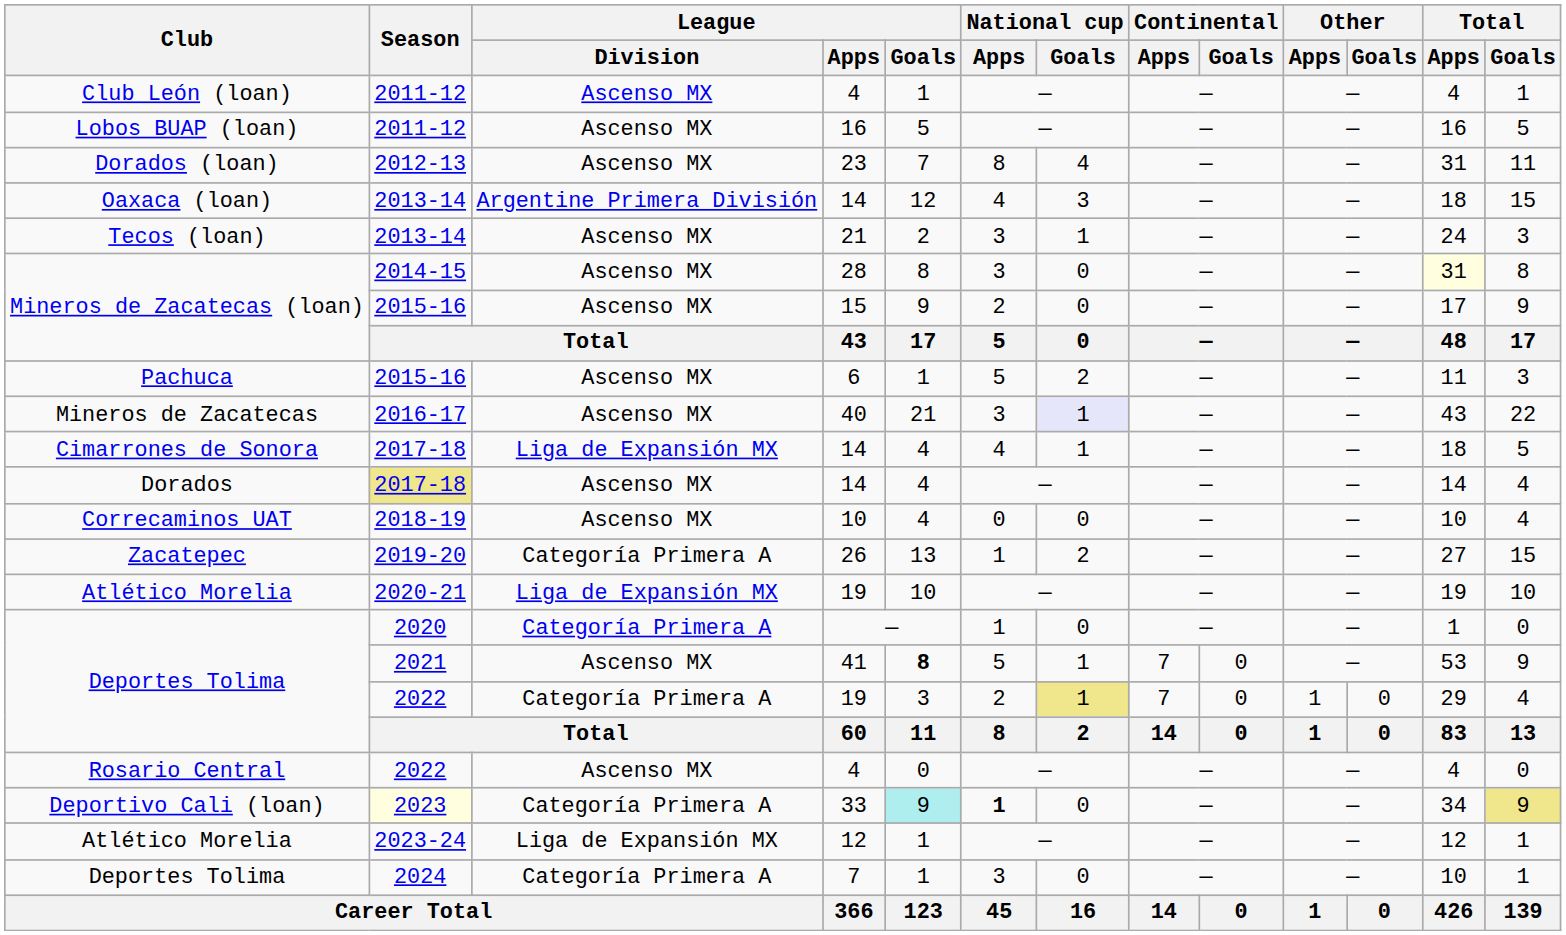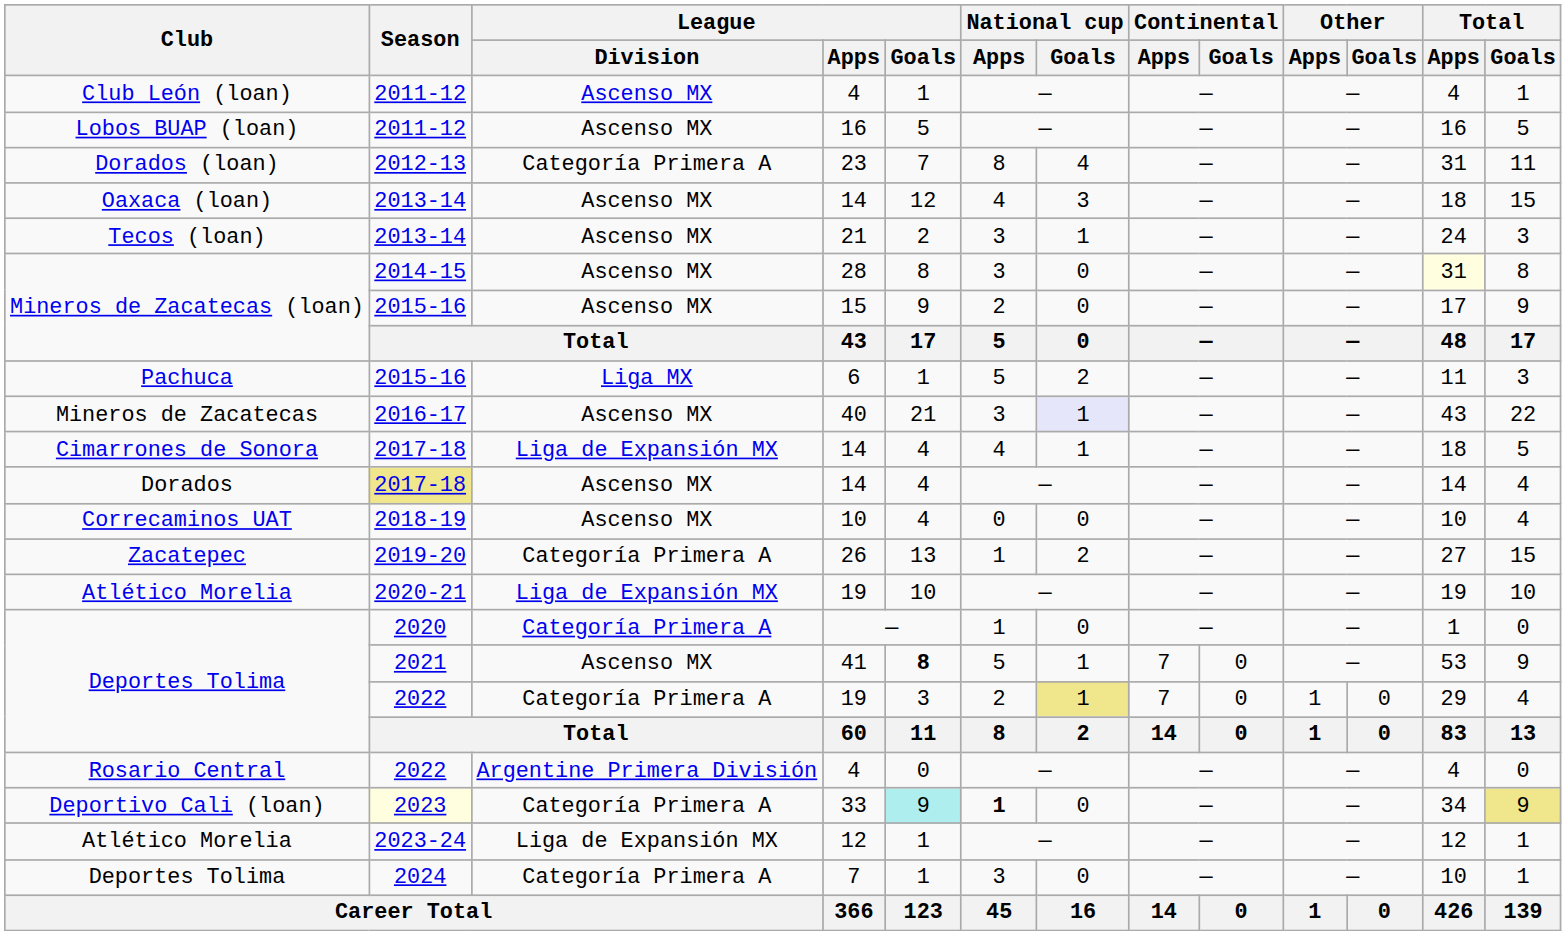(647, 165) Ascenso MX -> (647, 165) Categoría Primera A
(647, 201) Argentine Primera División -> (647, 201) Ascenso MX
(647, 379) Ascenso MX -> (647, 379) Liga MX
(647, 770) Ascenso MX -> (647, 770) Argentine Primera División
